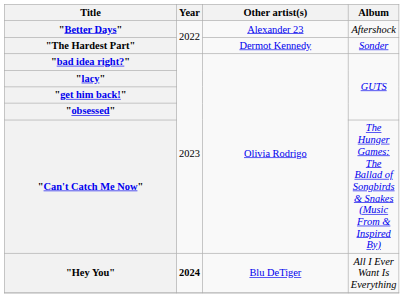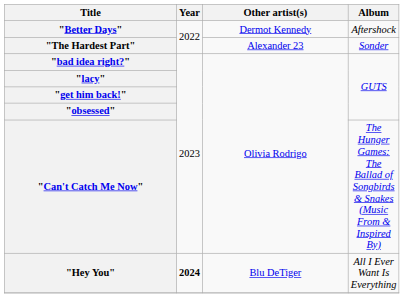(275, 29) Alexander 23 -> (275, 29) Dermot Kennedy
(275, 45) Dermot Kennedy -> (275, 45) Alexander 23
